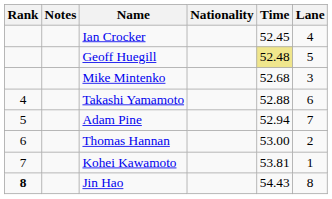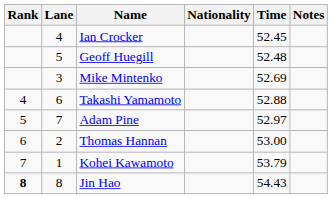columns swapped: (310, 15) <-> (60, 15)
(275, 57) khaki background -> (272, 57) no background
(275, 78) 52.68 -> (272, 78) 52.69
(275, 120) 52.94 -> (272, 120) 52.97
(275, 162) 53.81 -> (272, 162) 53.79
